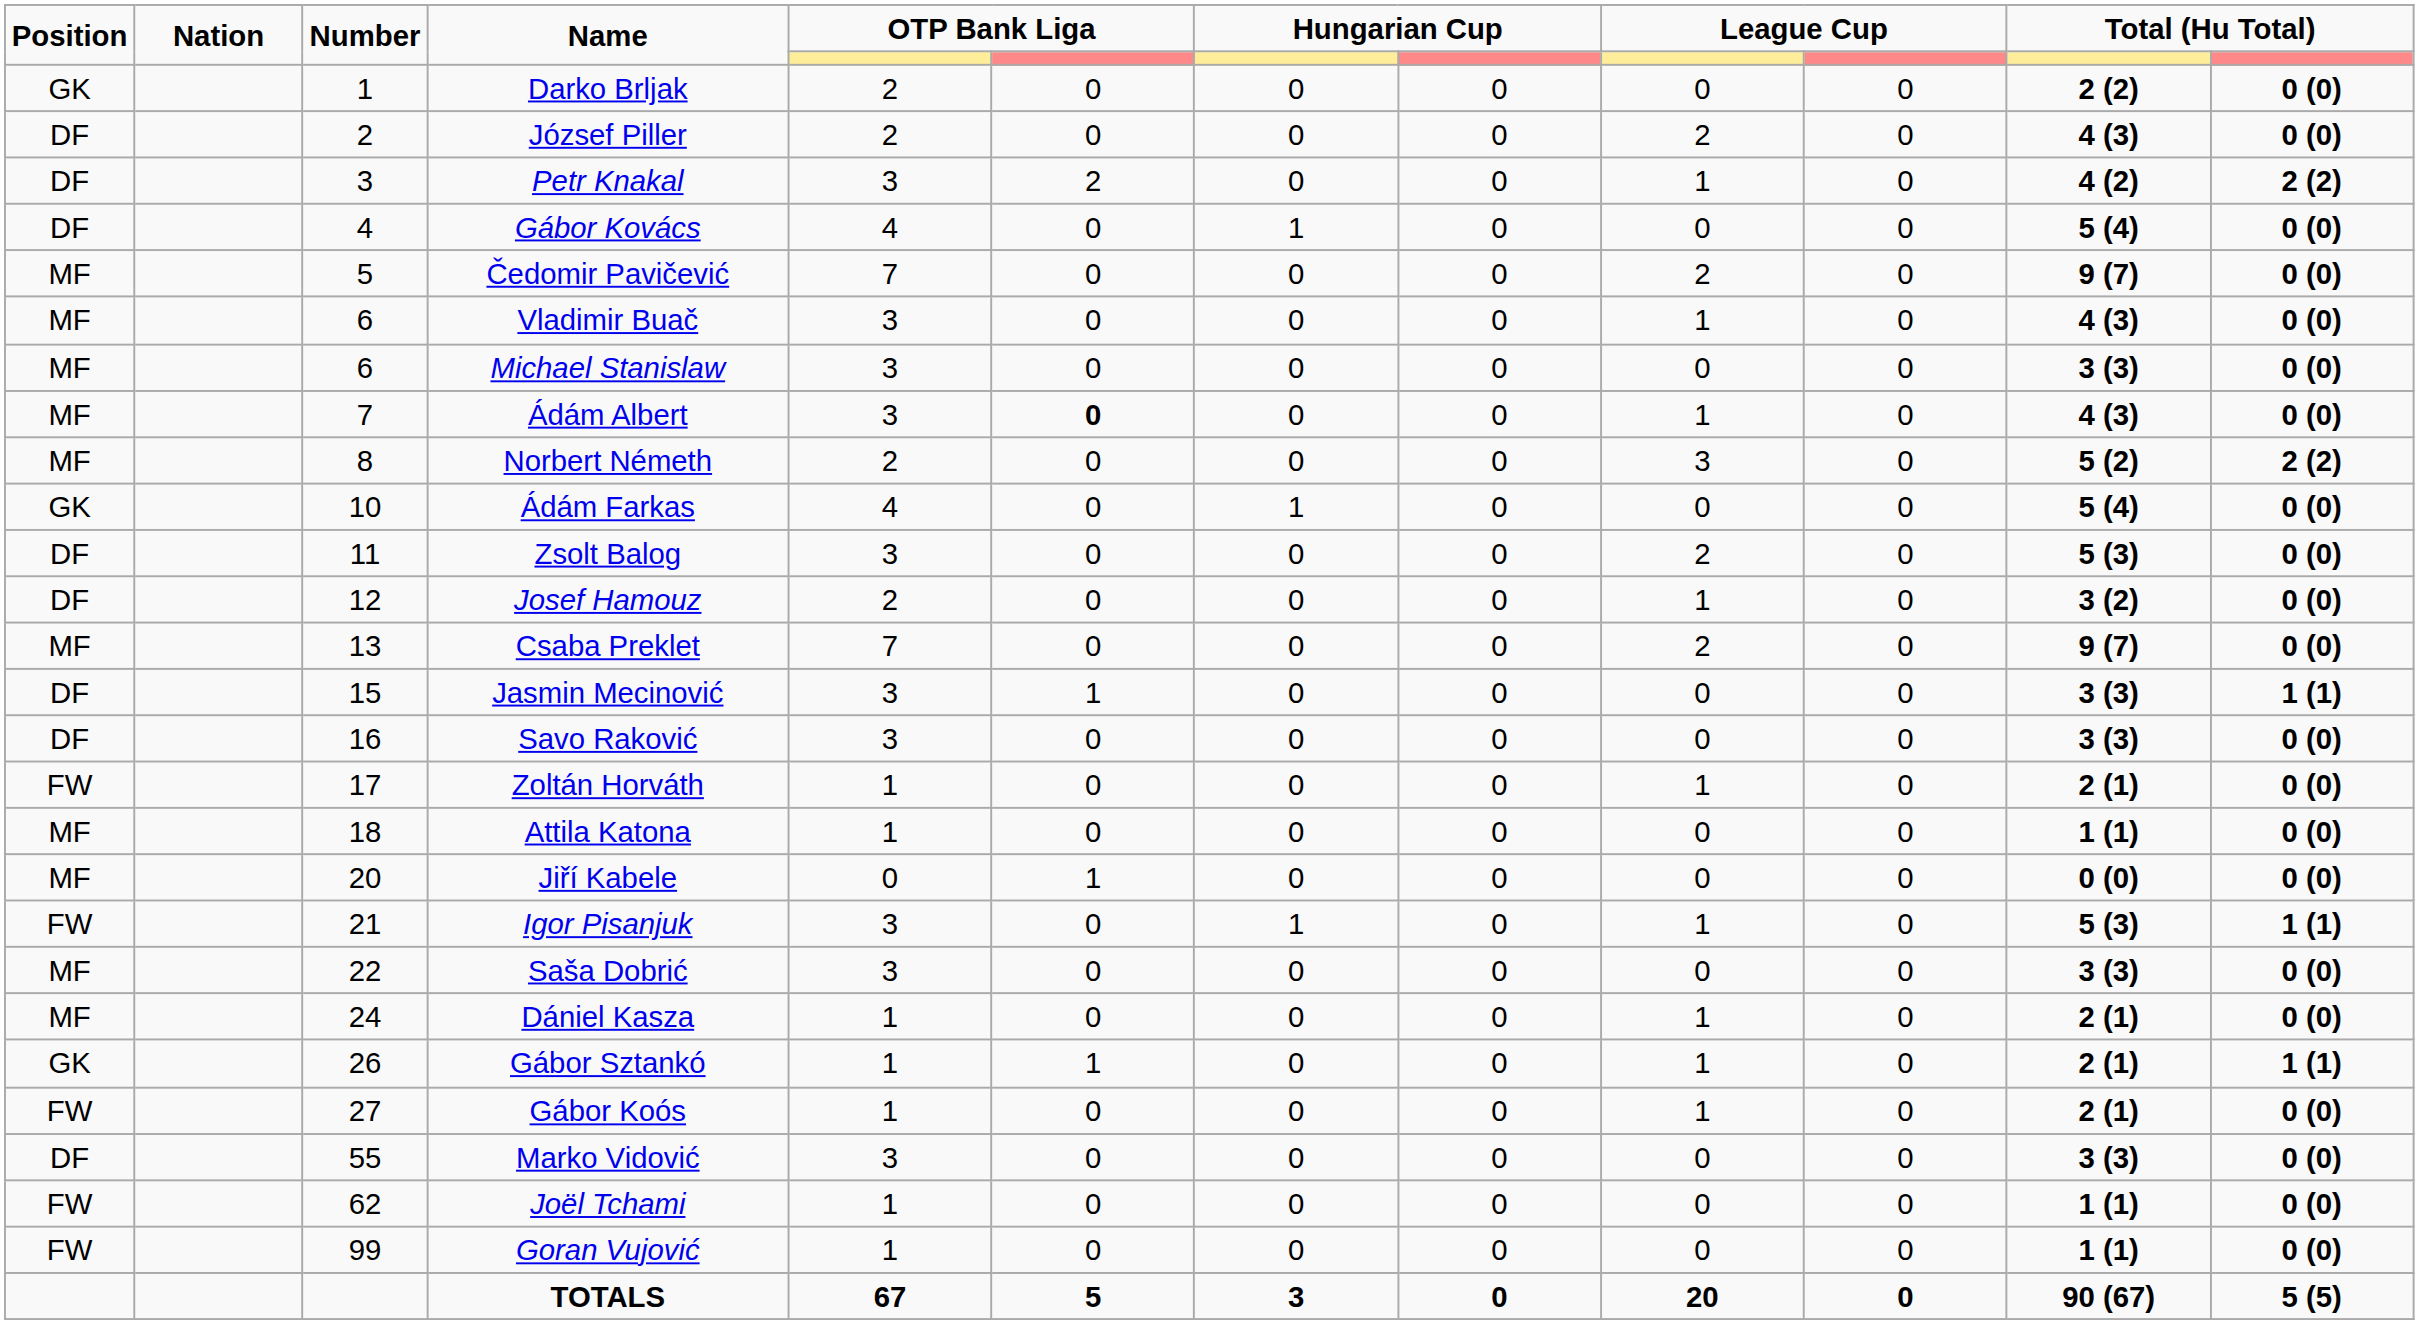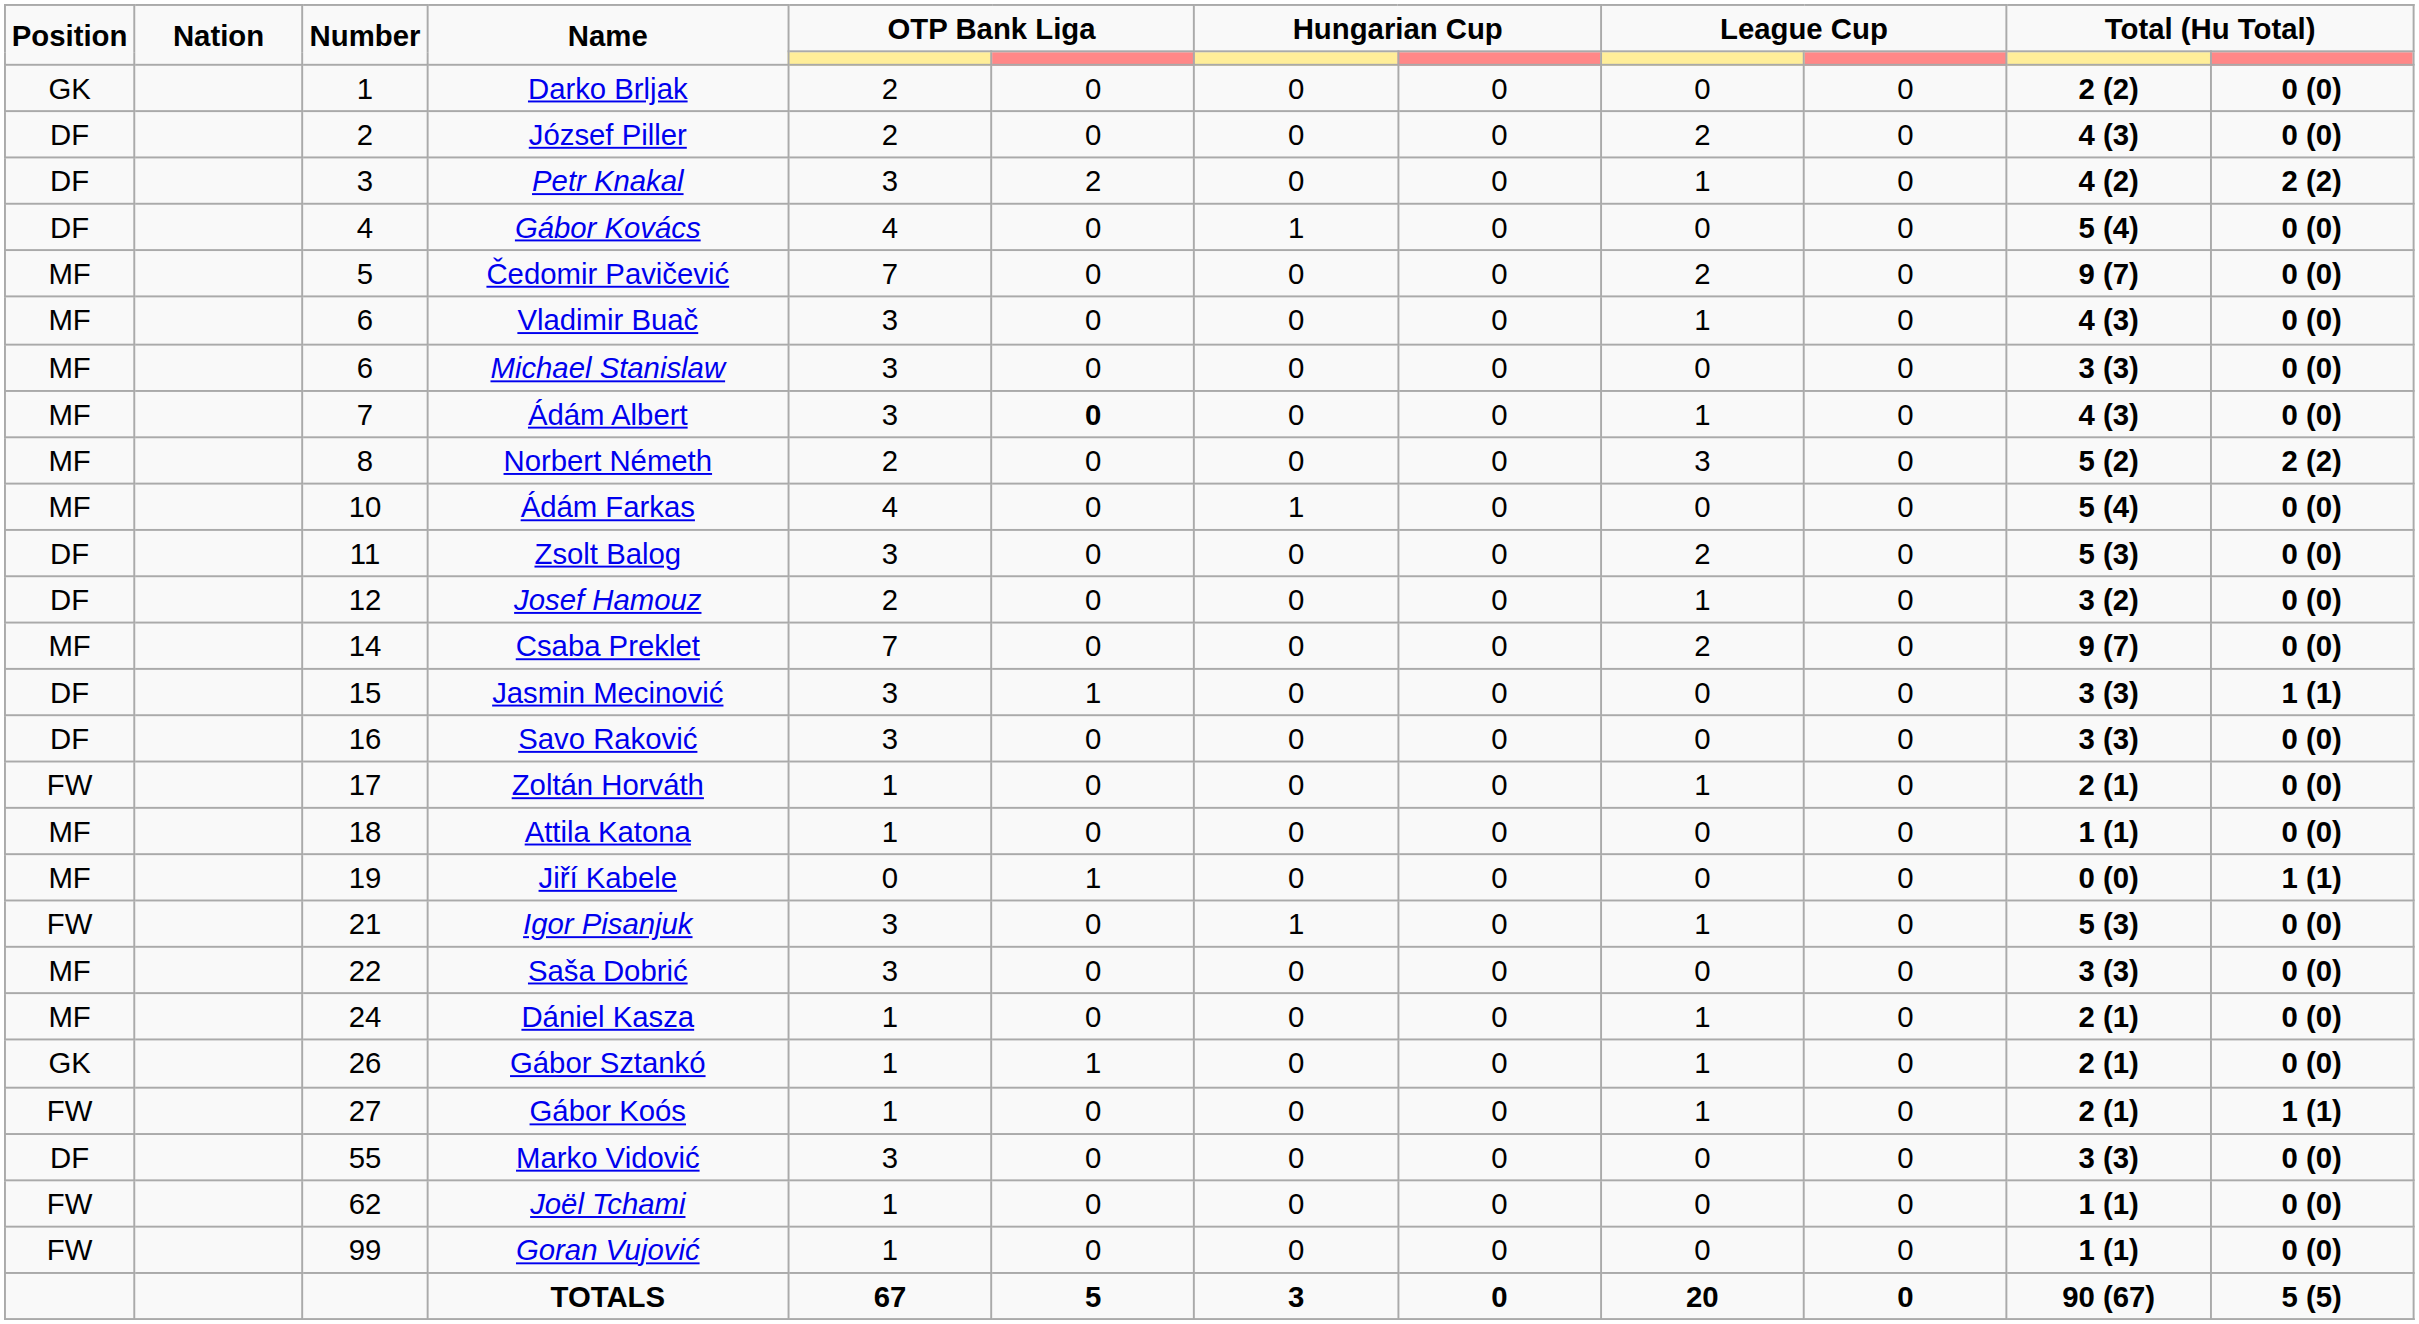(70, 506) GK -> (70, 506) MF
(365, 646) 13 -> (365, 646) 14
(365, 878) 20 -> (365, 878) 19
(2312, 878) 0 (0) -> (2312, 878) 1 (1)
(2312, 924) 1 (1) -> (2312, 924) 0 (0)
(2312, 1064) 1 (1) -> (2312, 1064) 0 (0)
(2312, 1110) 0 (0) -> (2312, 1110) 1 (1)
